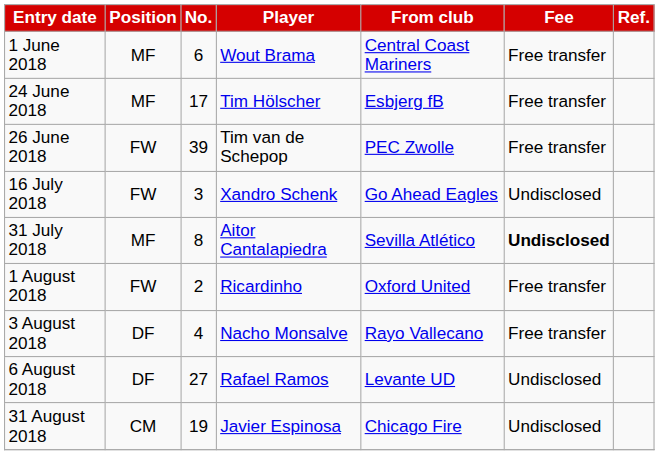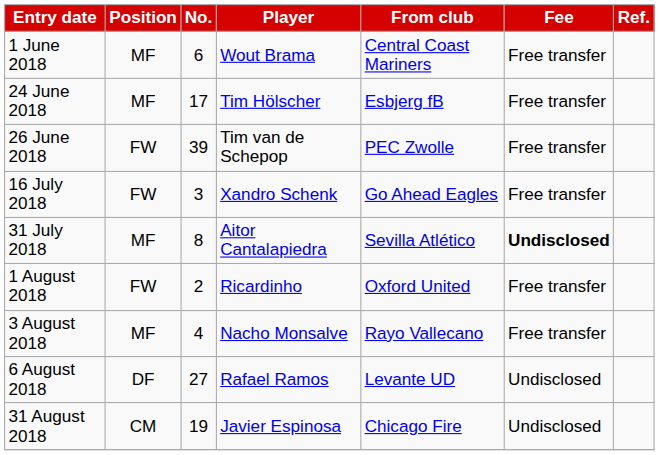(555, 194) Undisclosed -> (557, 194) Free transfer
(143, 333) DF -> (143, 333) MF
